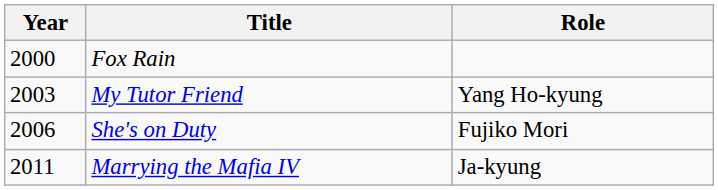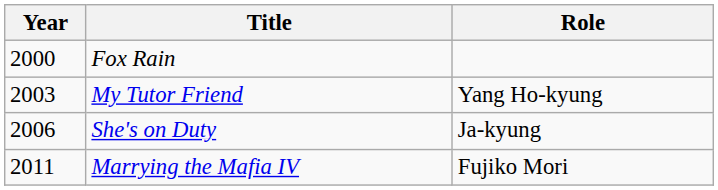(513, 130) Fujiko Mori -> (499, 130) Ja-kyung
(499, 166) Ja-kyung -> (513, 166) Fujiko Mori
